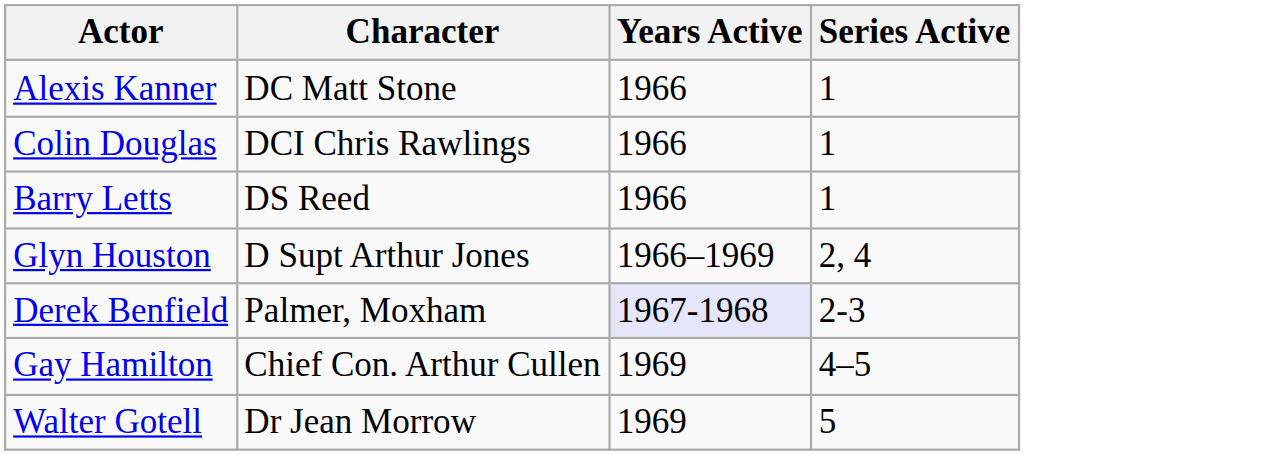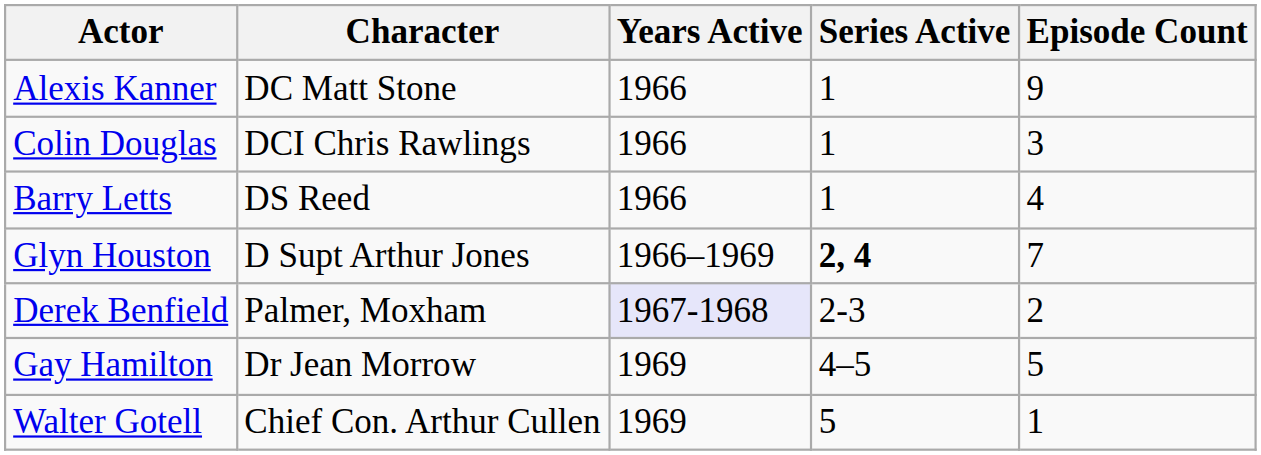+ column: (1137, 32)
(845, 254) normal -> (845, 254) bold
(422, 365) Chief Con. Arthur Cullen -> (360, 365) Dr Jean Morrow
(360, 421) Dr Jean Morrow -> (422, 421) Chief Con. Arthur Cullen
